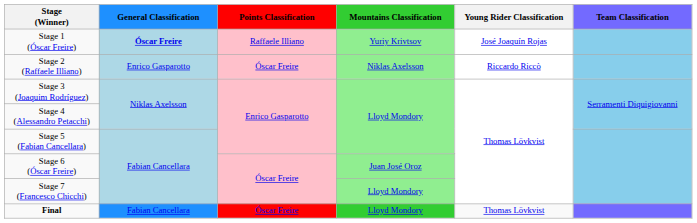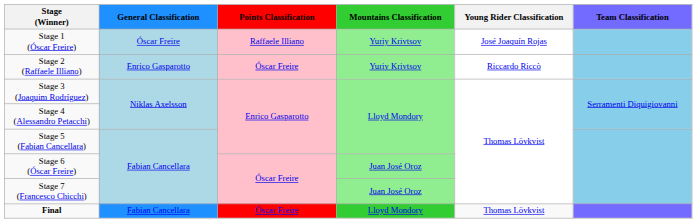(158, 42) bold -> (158, 42) normal
(395, 67) Niklas Axelsson -> (395, 67) Yuriy Krivtsov
(395, 191) Lloyd Mondory -> (395, 191) Juan José Oroz
